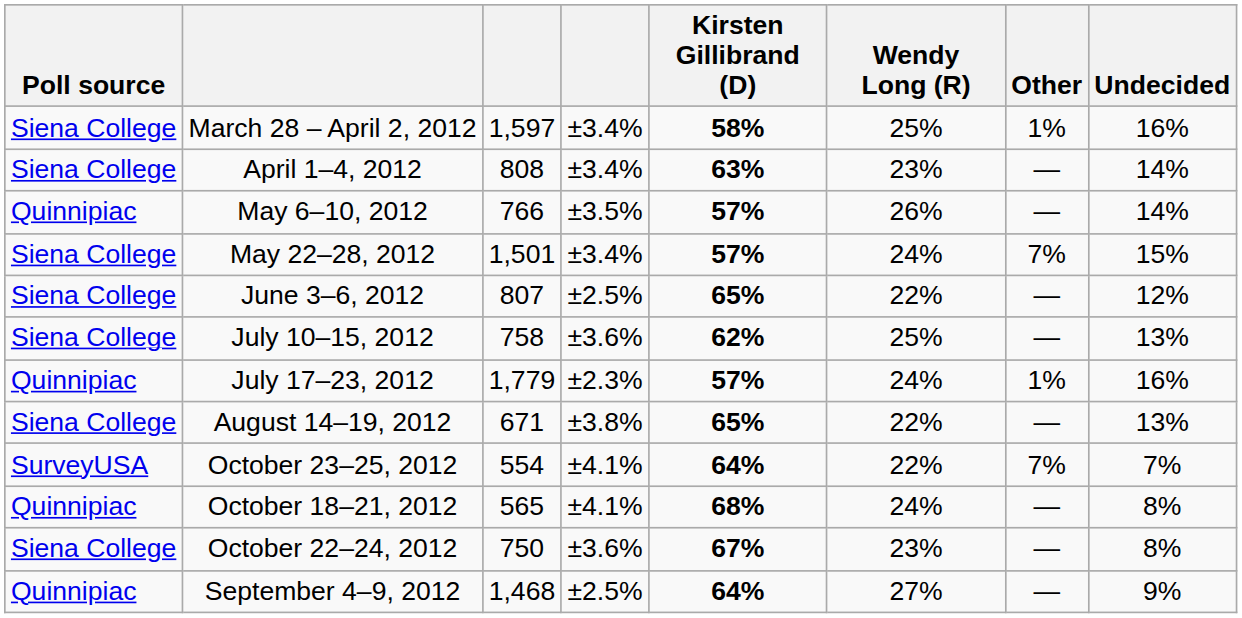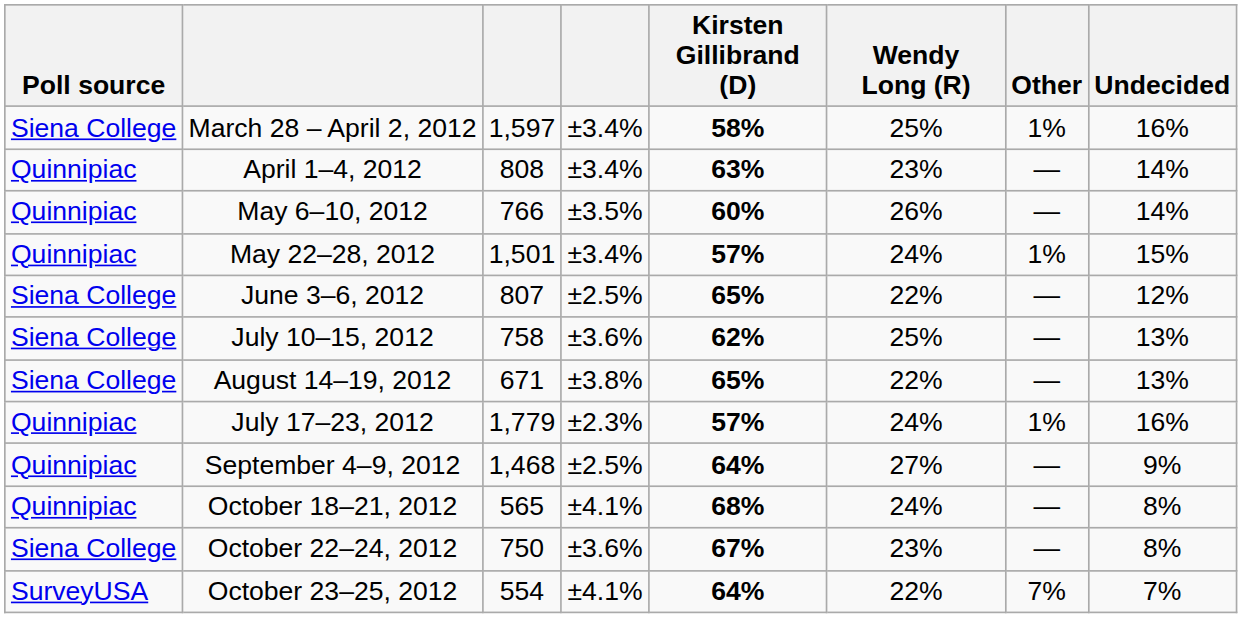(94, 169) Siena College -> (74, 169) Quinnipiac
(738, 211) 57% -> (738, 211) 60%
(94, 253) Siena College -> (74, 253) Quinnipiac
(1047, 253) 7% -> (1047, 253) 1%
rows swapped: (333, 380) <-> (333, 422)
rows swapped: (333, 590) <-> (333, 464)
